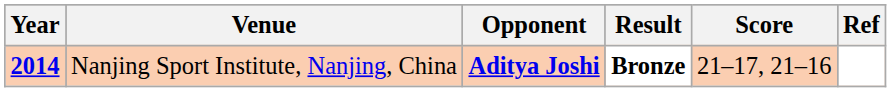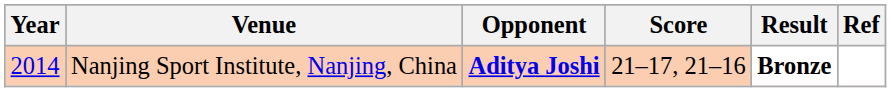columns swapped: (764, 25) <-> (648, 25)
(35, 65) bold -> (35, 65) normal
